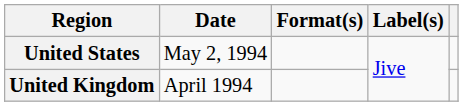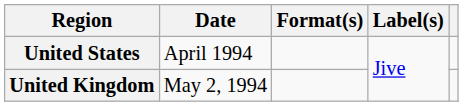(215, 52) May 2, 1994 -> (208, 52) April 1994
(208, 85) April 1994 -> (215, 85) May 2, 1994
